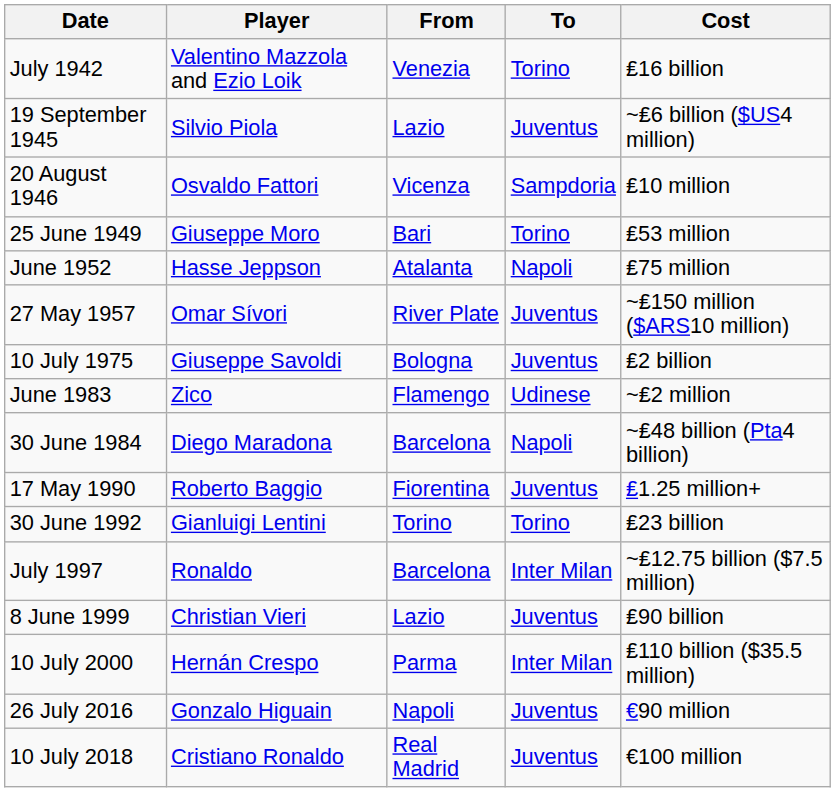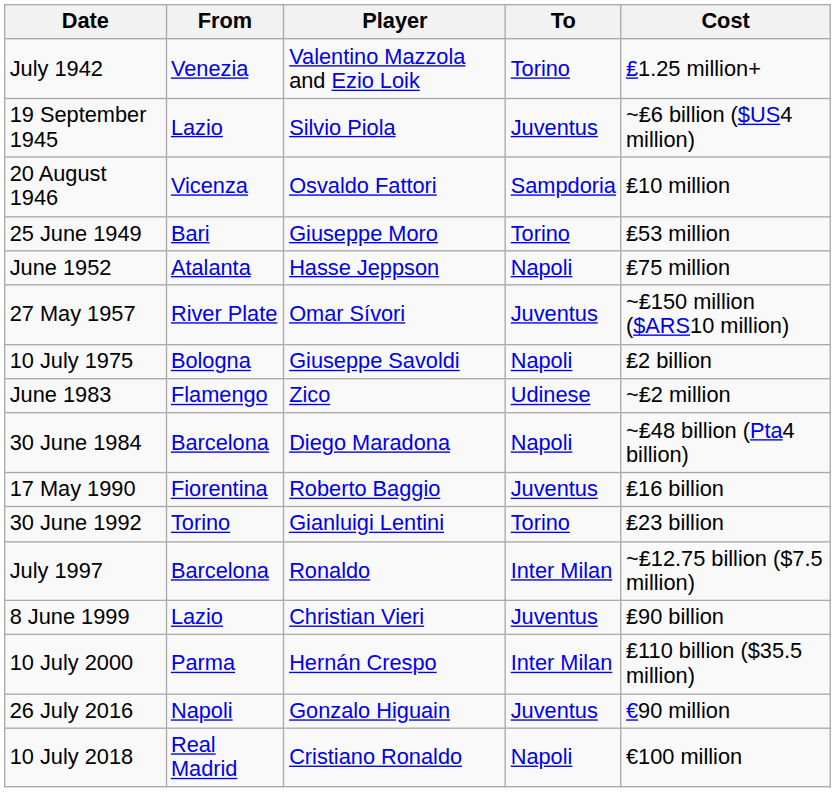columns swapped: (277, 21) <-> (447, 21)
(675, 68) ₤16 billion -> (693, 68) ₤1.25 million+
(554, 361) Juventus -> (542, 361) Napoli
(693, 489) ₤1.25 million+ -> (675, 489) ₤16 billion
(554, 757) Juventus -> (542, 757) Napoli
